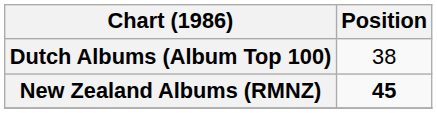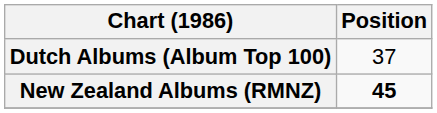(384, 56) 38 -> (384, 56) 37
